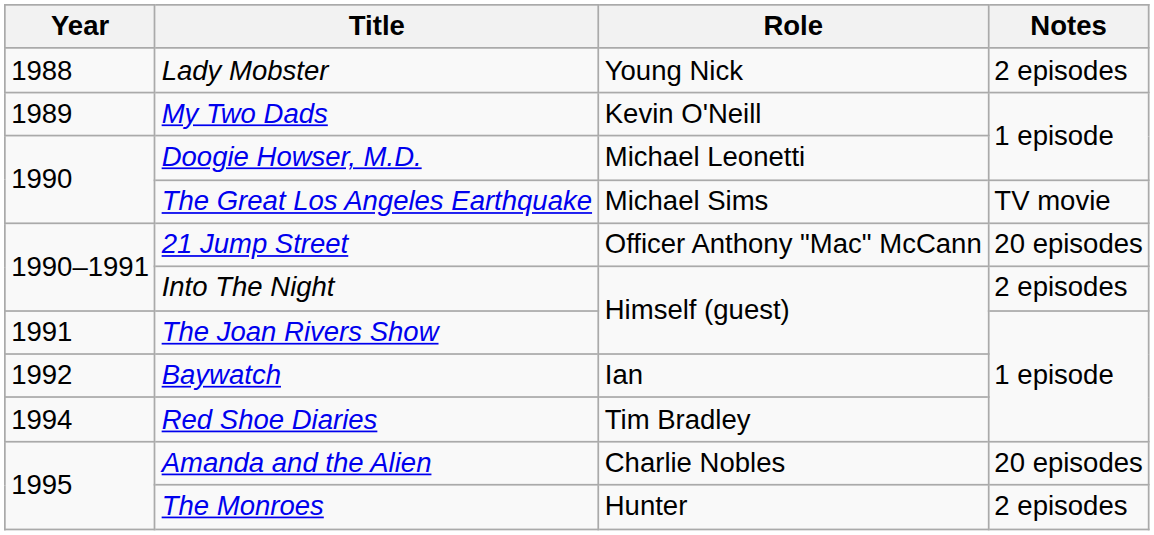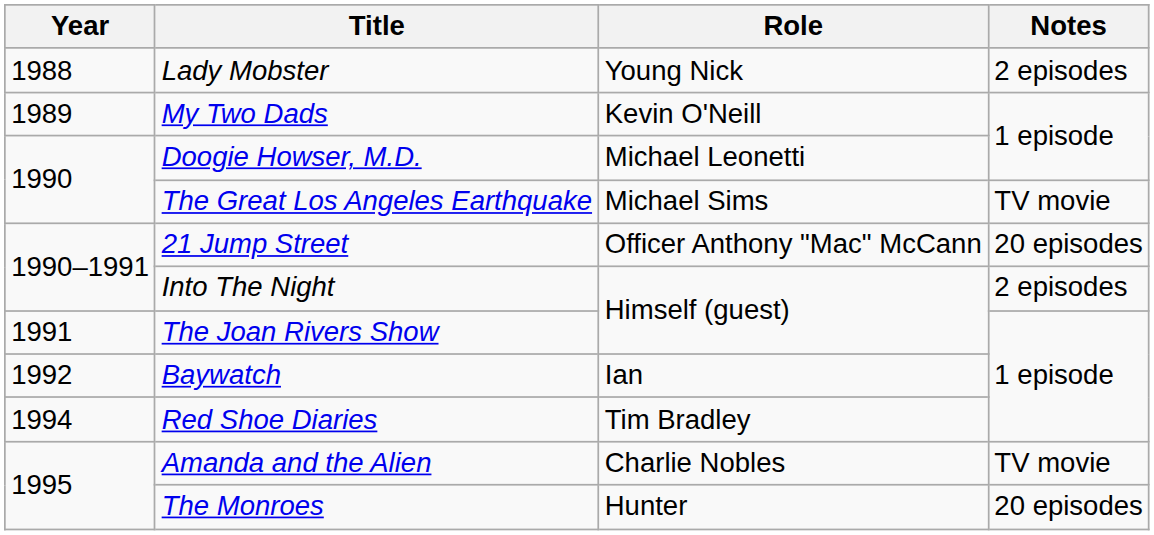(1069, 462) 20 episodes -> (1052, 462) TV movie
(1061, 506) 2 episodes -> (1069, 506) 20 episodes
